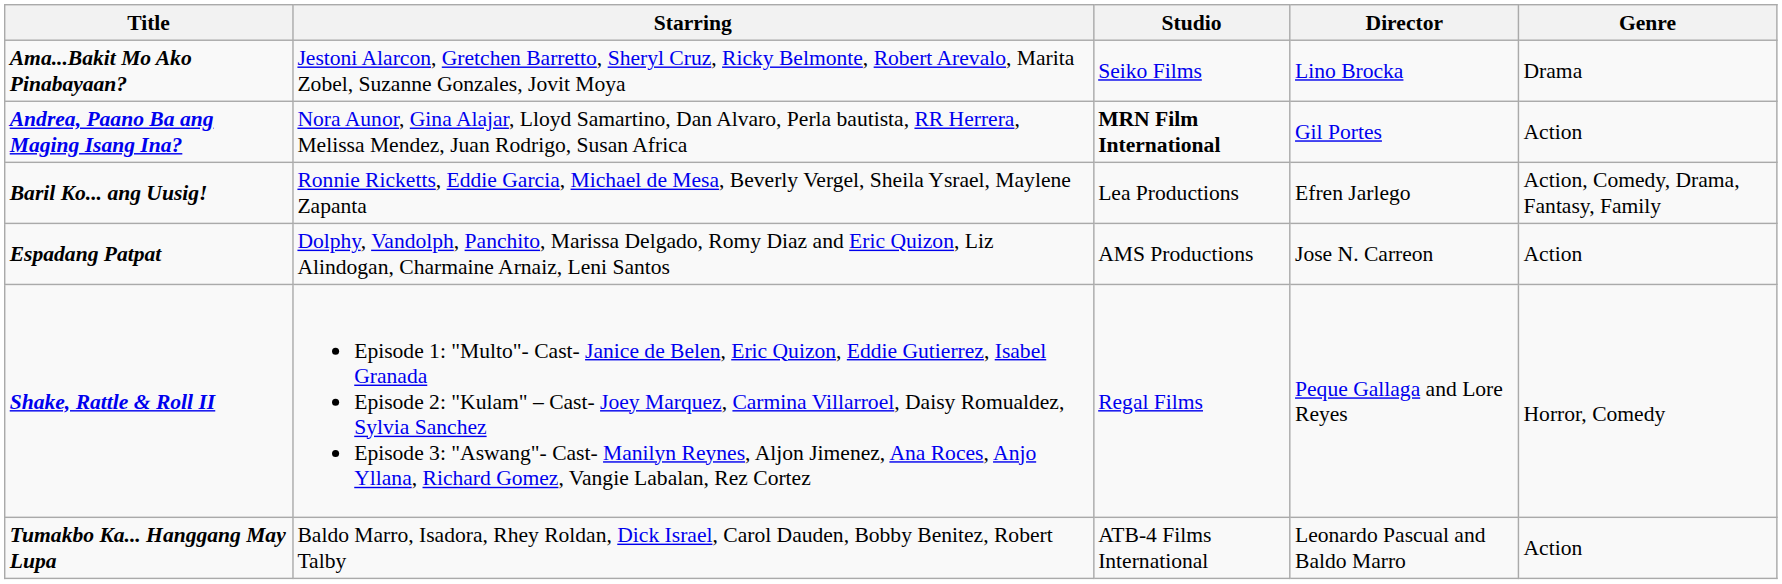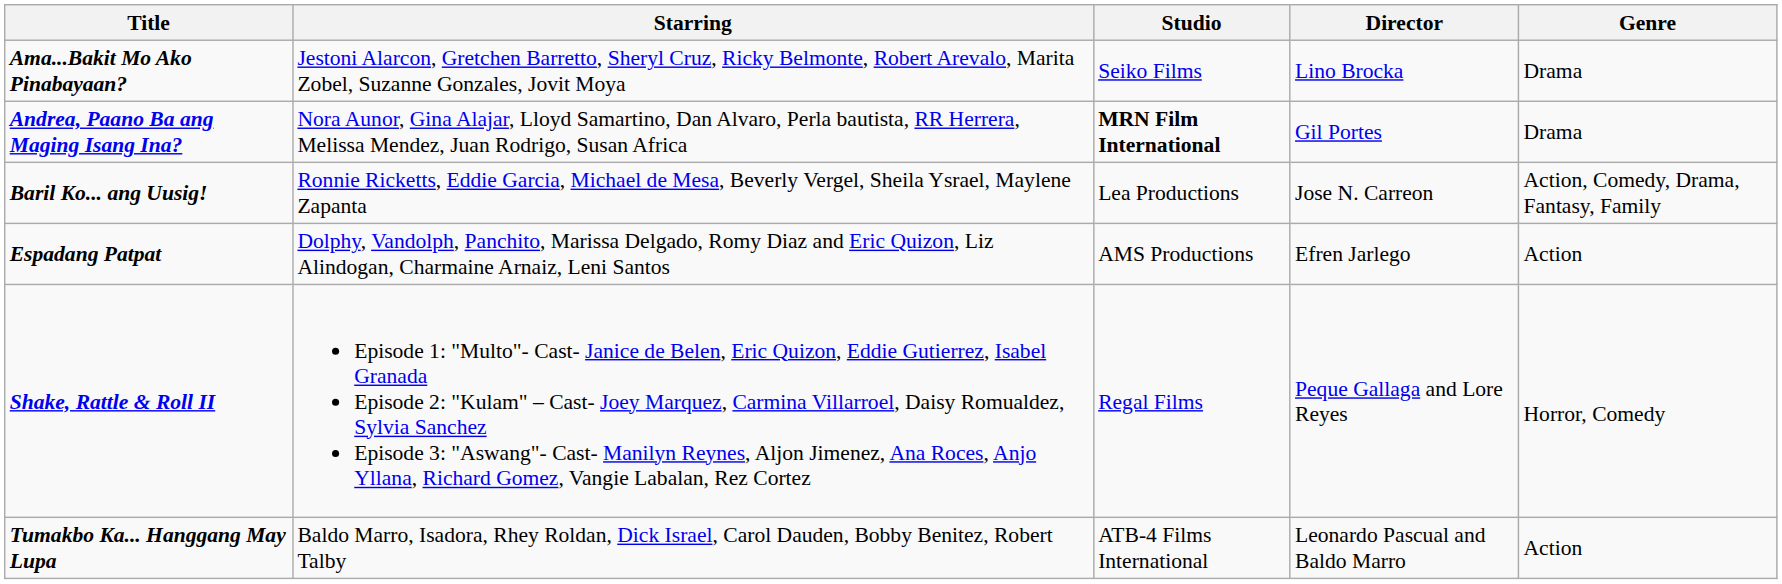(1553, 131) Action -> (1553, 131) Drama
(1353, 193) Efren Jarlego -> (1364, 193) Jose N. Carreon
(1364, 254) Jose N. Carreon -> (1353, 254) Efren Jarlego
